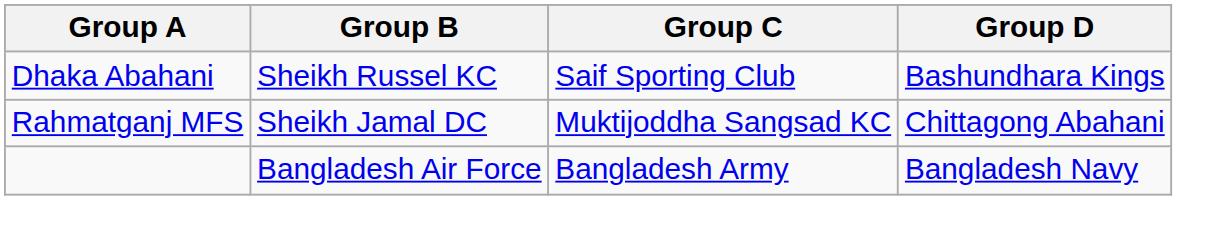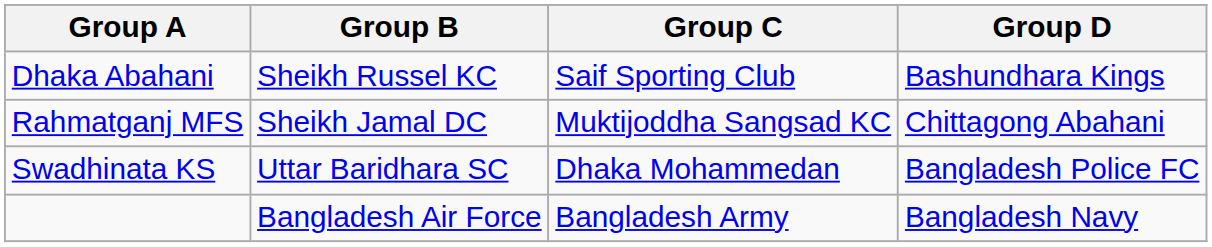+ row: (114, 169)
